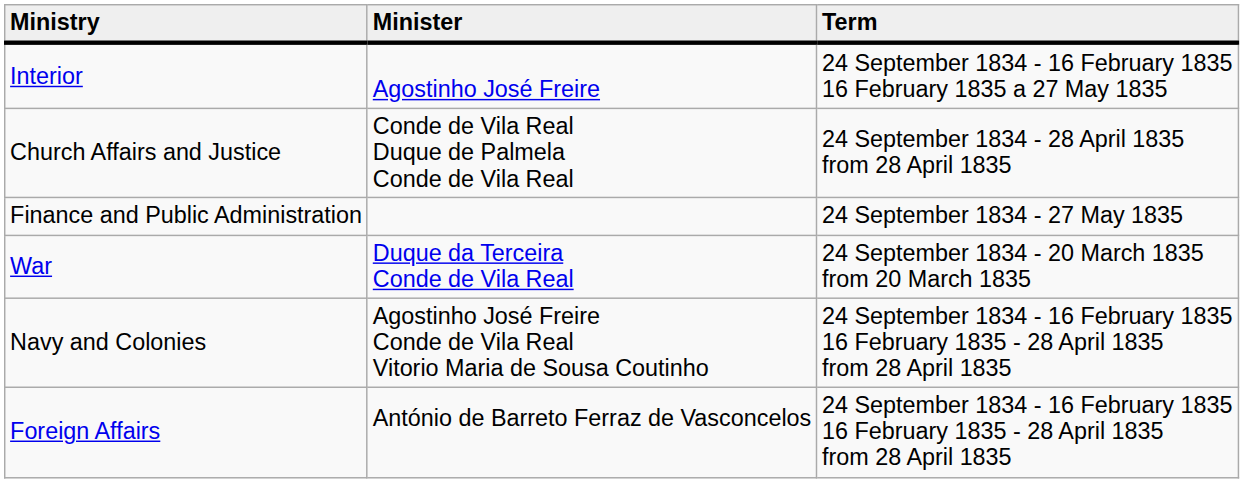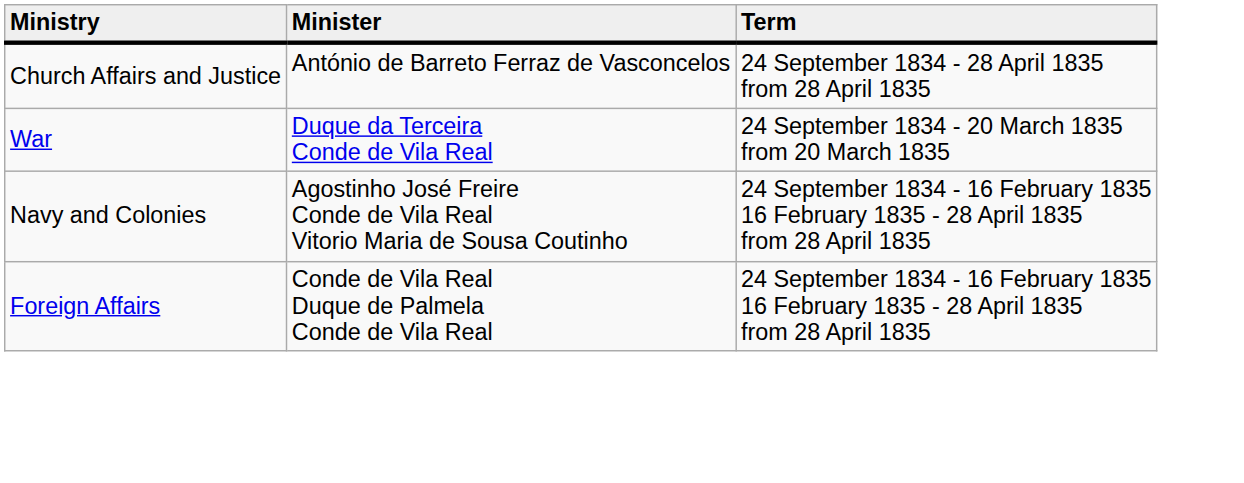- row: (46, 76)
(473, 152) Conde de Vila Real Duque de Palmela Conde de Vila Real -> (511, 62) António de Barreto Ferraz de Vasconcelos
- row: (186, 215)
(592, 419) António de Barreto Ferraz de Vasconcelos -> (392, 305) Conde de Vila Real Duque de Palmela Conde de Vila Real
